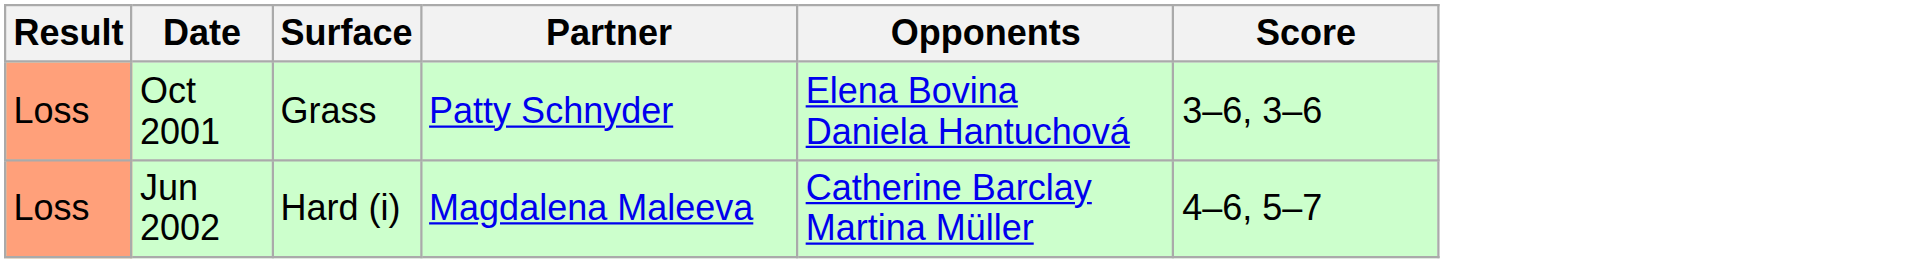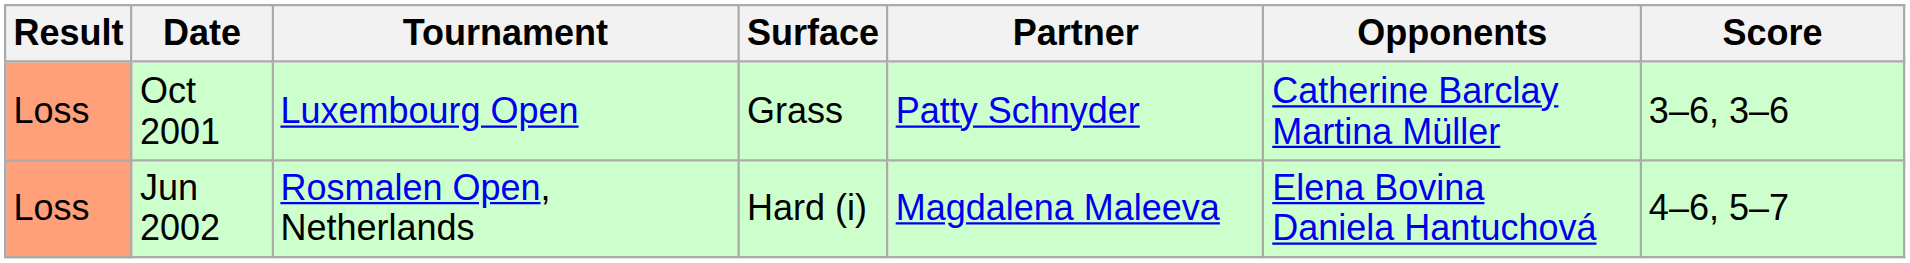+ column: (505, 33)
(968, 110) Elena Bovina Daniela Hantuchová -> (1415, 110) Catherine Barclay Martina Müller
(949, 207) Catherine Barclay Martina Müller -> (1434, 207) Elena Bovina Daniela Hantuchová
